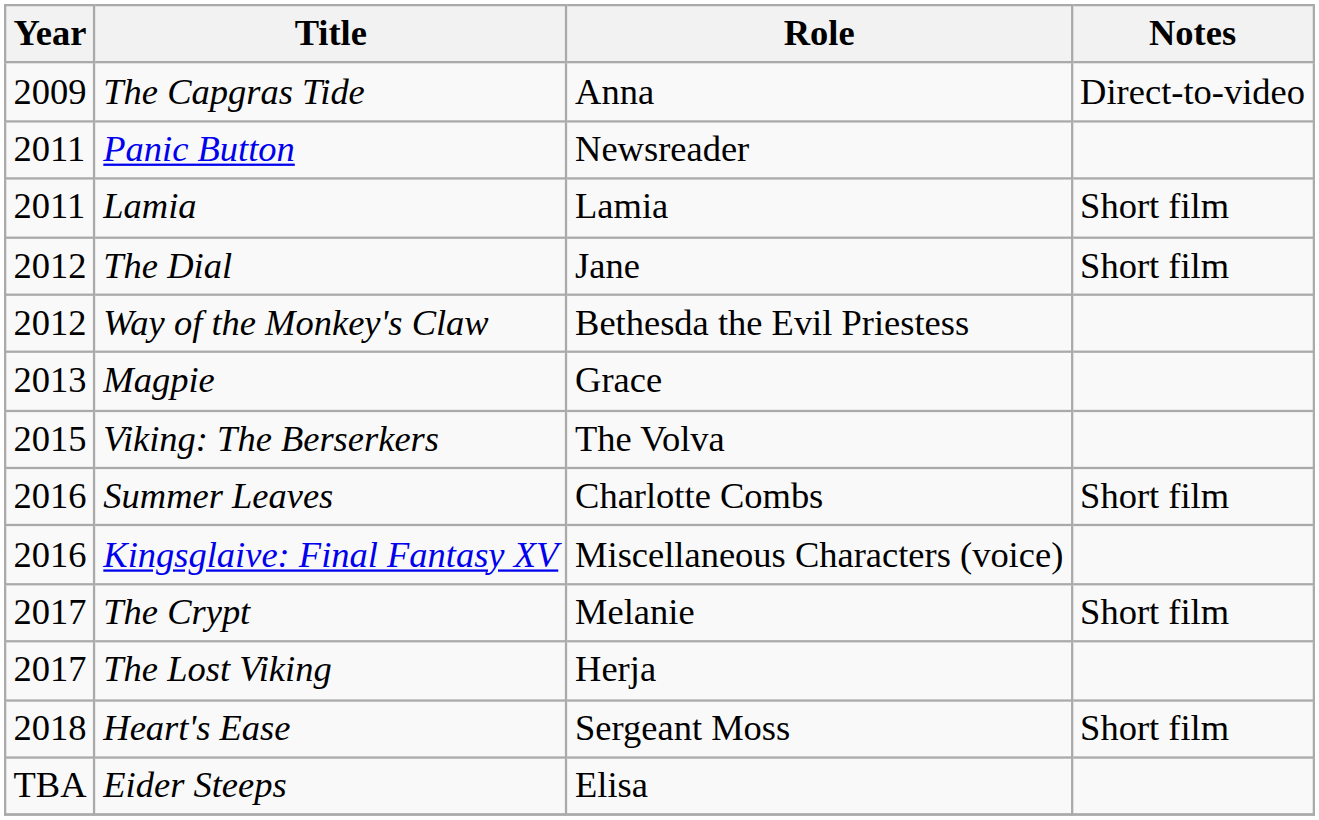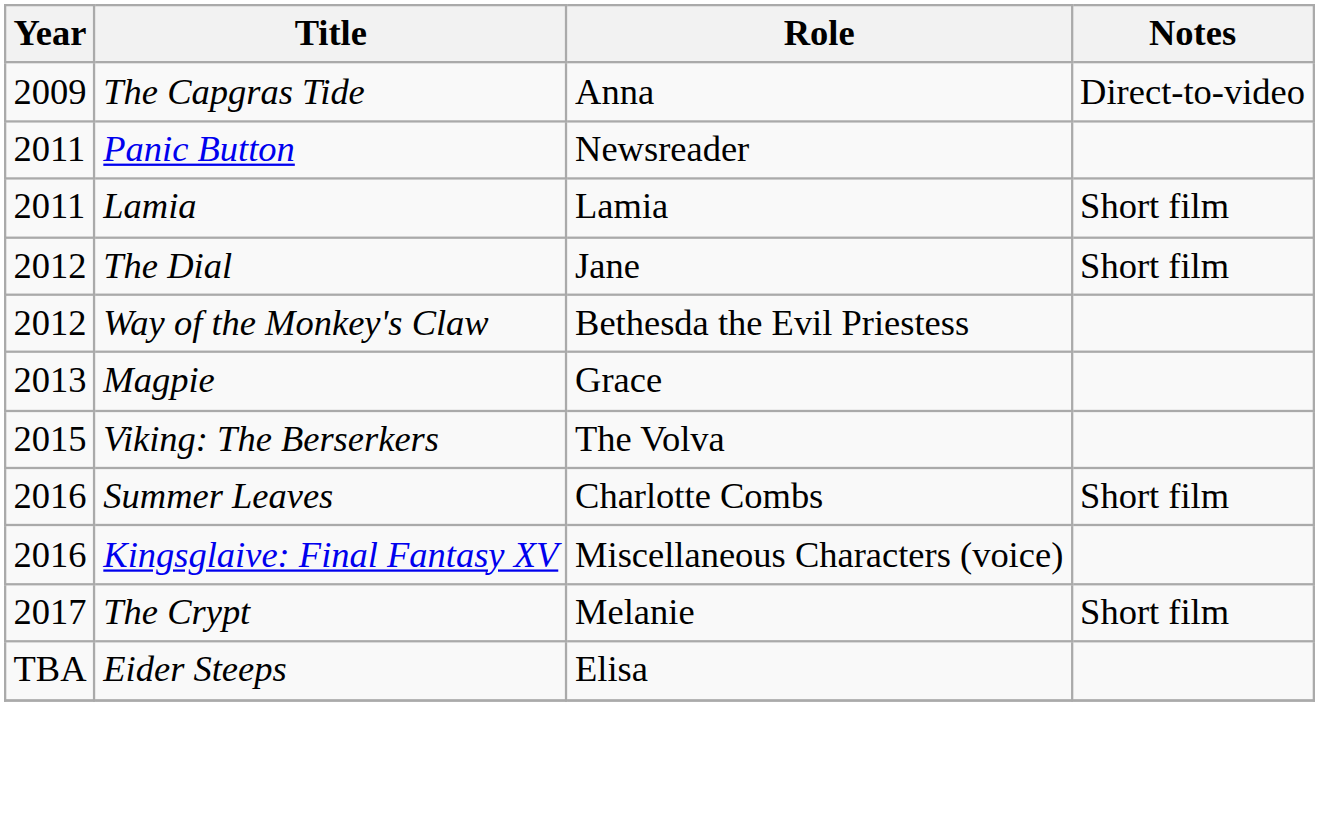- row: (218, 669)
- row: (197, 727)
